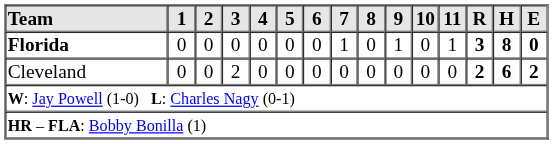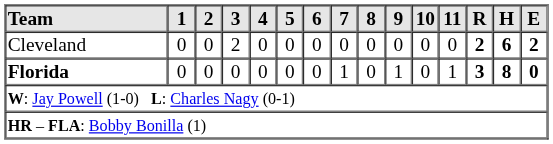rows swapped: (47, 71) <-> (38, 45)
